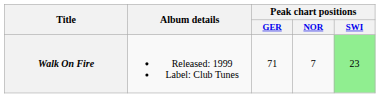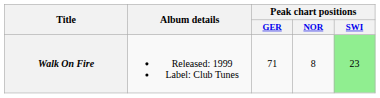(313, 63) 7 -> (313, 63) 8
